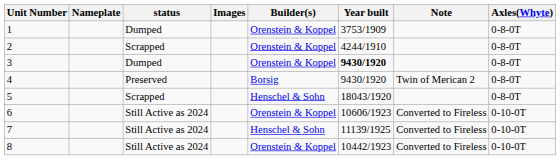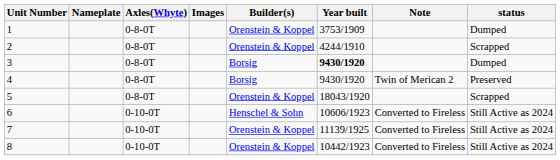columns swapped: (522, 12) <-> (167, 12)
(293, 63) Orenstein & Koppel -> (243, 63) Borsig
(288, 96) Henschel & Sohn -> (272, 96) Orenstein & Koppel
(293, 113) Orenstein & Koppel -> (266, 113) Henschel & Sohn
(288, 130) Henschel & Sohn -> (272, 130) Orenstein & Koppel
